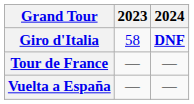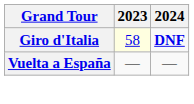(132, 39) no background -> (132, 39) lightyellow background
- row: (59, 63)
